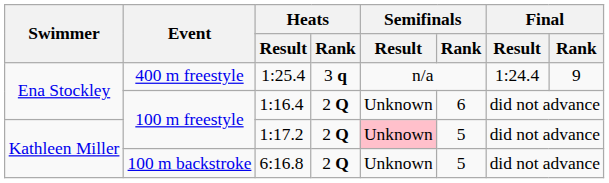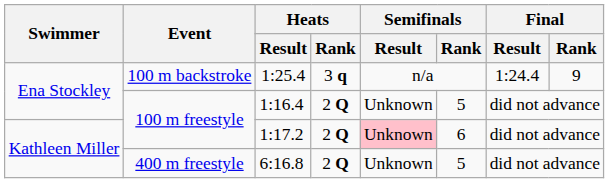(189, 76) 400 m freestyle -> (189, 76) 100 m backstroke
(461, 105) 6 -> (461, 105) 5
(461, 134) 5 -> (461, 134) 6
(189, 162) 100 m backstroke -> (189, 162) 400 m freestyle
